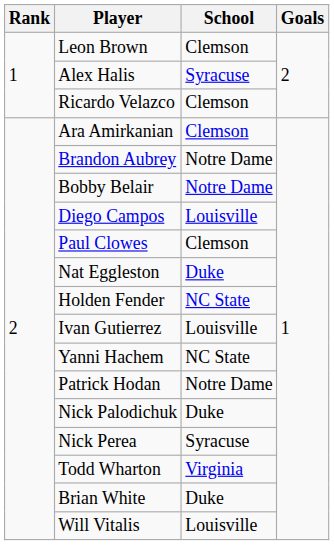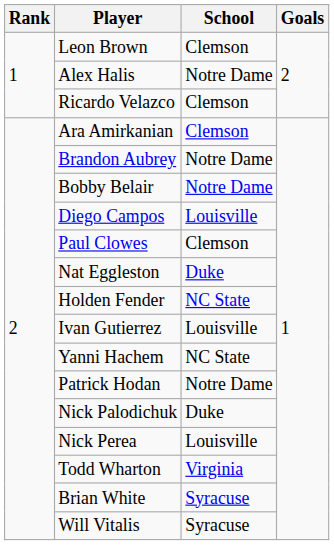(217, 74) Syracuse -> (229, 74) Notre Dame
(217, 441) Syracuse -> (221, 441) Louisville
(205, 497) Duke -> (217, 497) Syracuse
(221, 525) Louisville -> (217, 525) Syracuse
